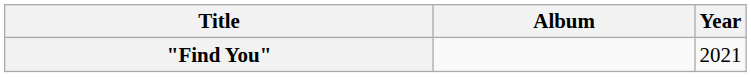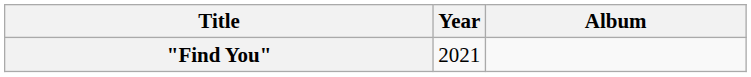columns swapped: (720, 21) <-> (564, 21)
